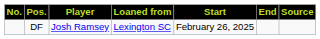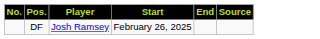- column: (142, 12)
